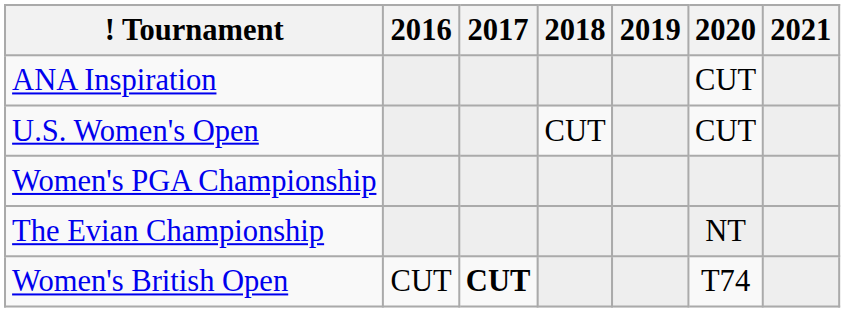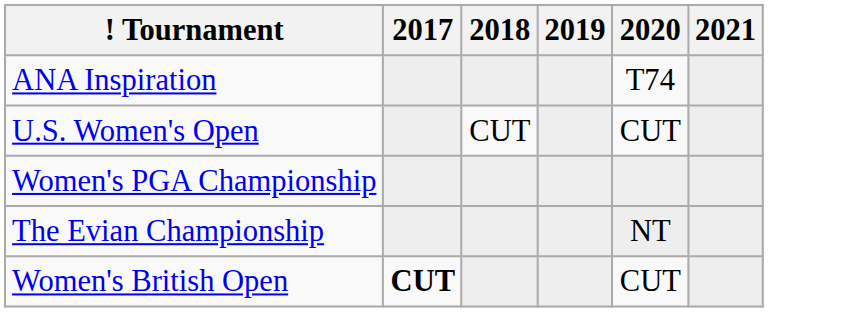- column: (421, 29)
(726, 80) CUT -> (650, 80) T74
(726, 281) T74 -> (650, 281) CUT
